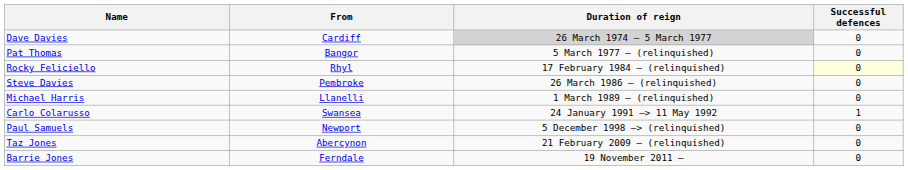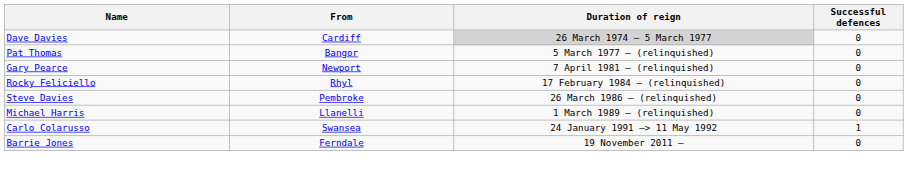+ row: (37, 68)
(858, 68) lightyellow background -> (858, 83) no background
- row: (40, 128)
- row: (32, 143)
